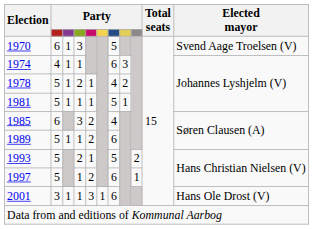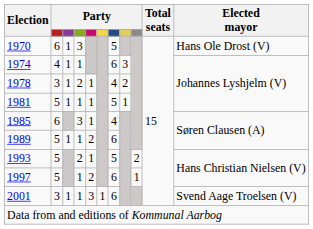(236, 45) Svend Aage Troelsen (V) -> (223, 45) Hans Ole Drost (V)
(57, 83) 5 -> (57, 83) 3
(91, 121) 2 -> (91, 121) 1
(223, 196) Hans Ole Drost (V) -> (236, 196) Svend Aage Troelsen (V)
